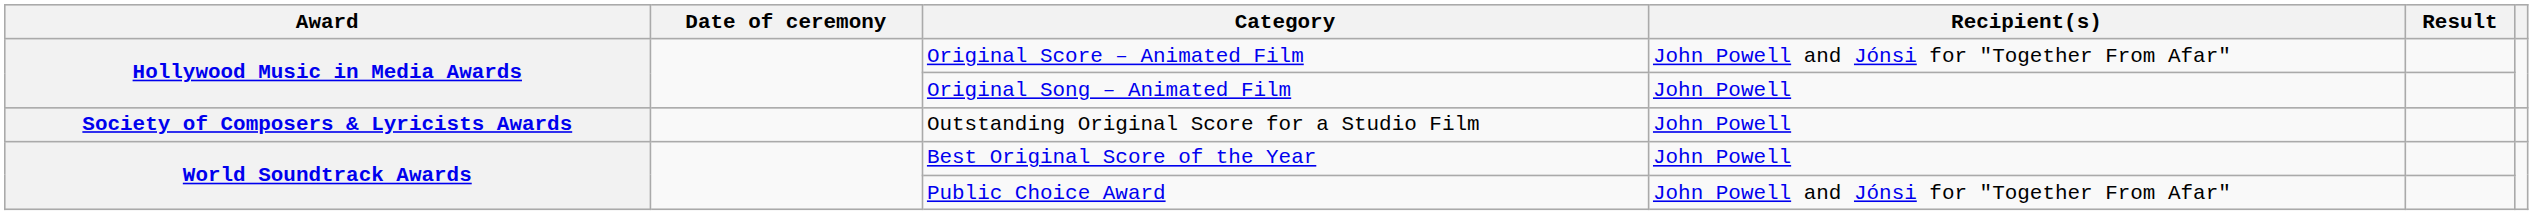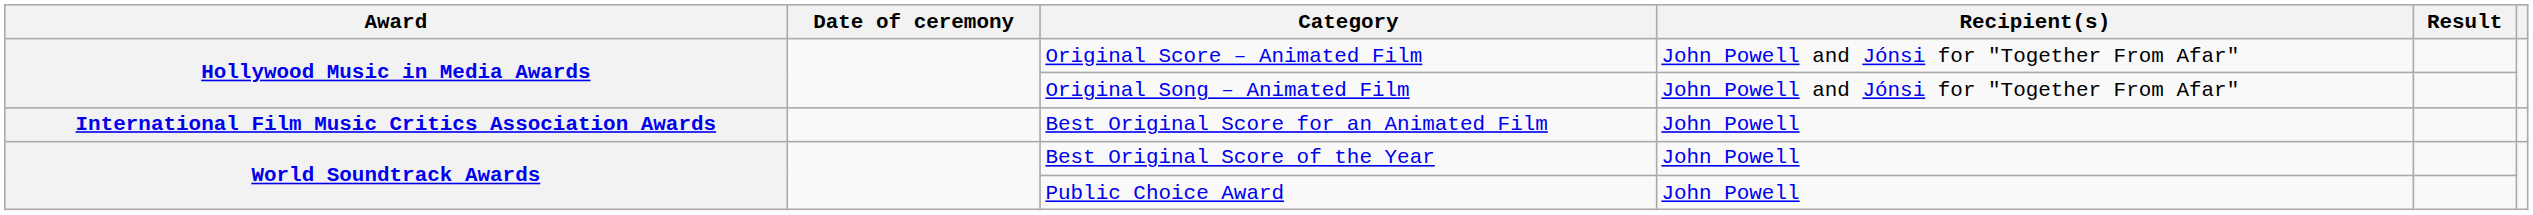(1722, 90) John Powell -> (1950, 90) John Powell and Jónsi for "Together From Afar"
+ row: (1297, 124)
- row: (1203, 124)
(1942, 192) John Powell and Jónsi for "Together From Afar" -> (1730, 192) John Powell
